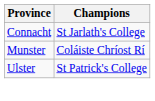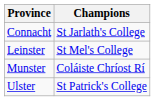+ row: (26, 50)
